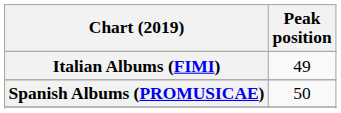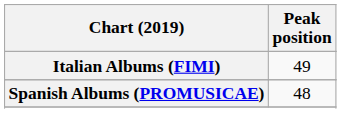(302, 93) 50 -> (302, 93) 48
